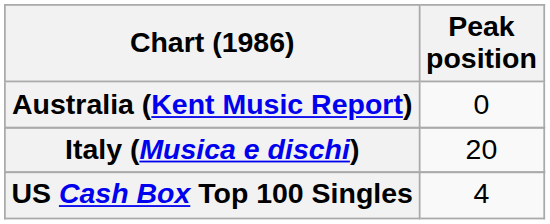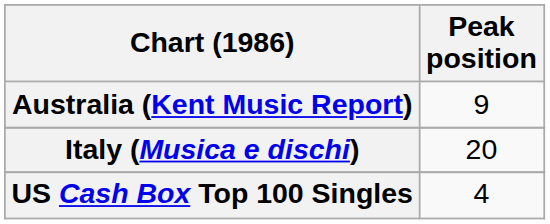(481, 104) 0 -> (481, 104) 9
